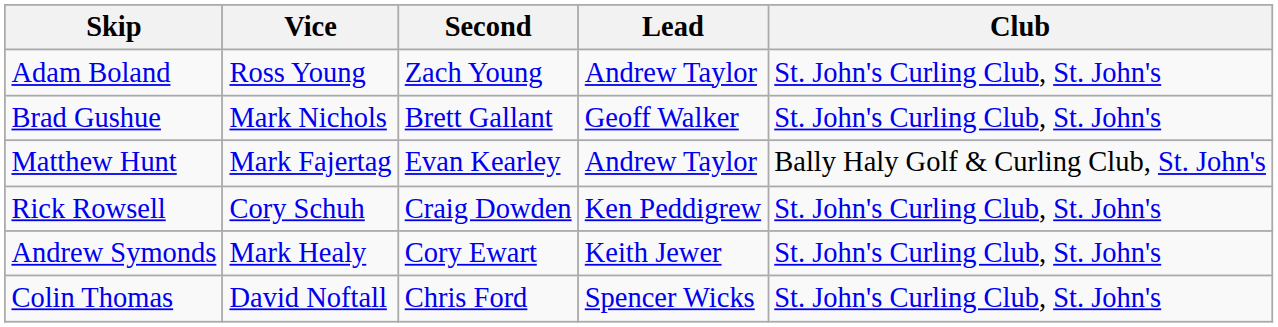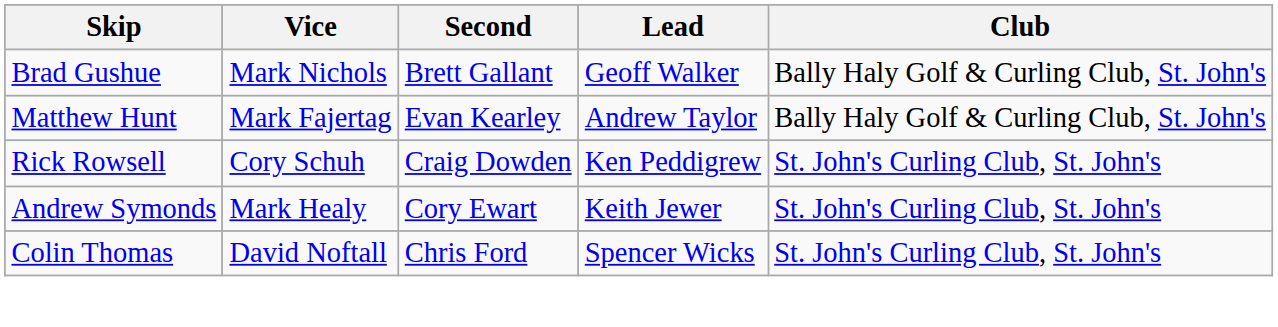- row: (91, 72)
(968, 117) St. John's Curling Club, St. John's -> (1020, 72) Bally Haly Golf & Curling Club, St. John's
